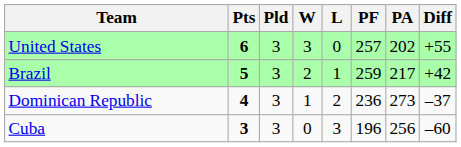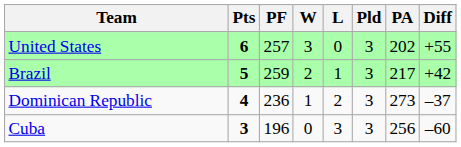columns swapped: (276, 18) <-> (369, 18)
